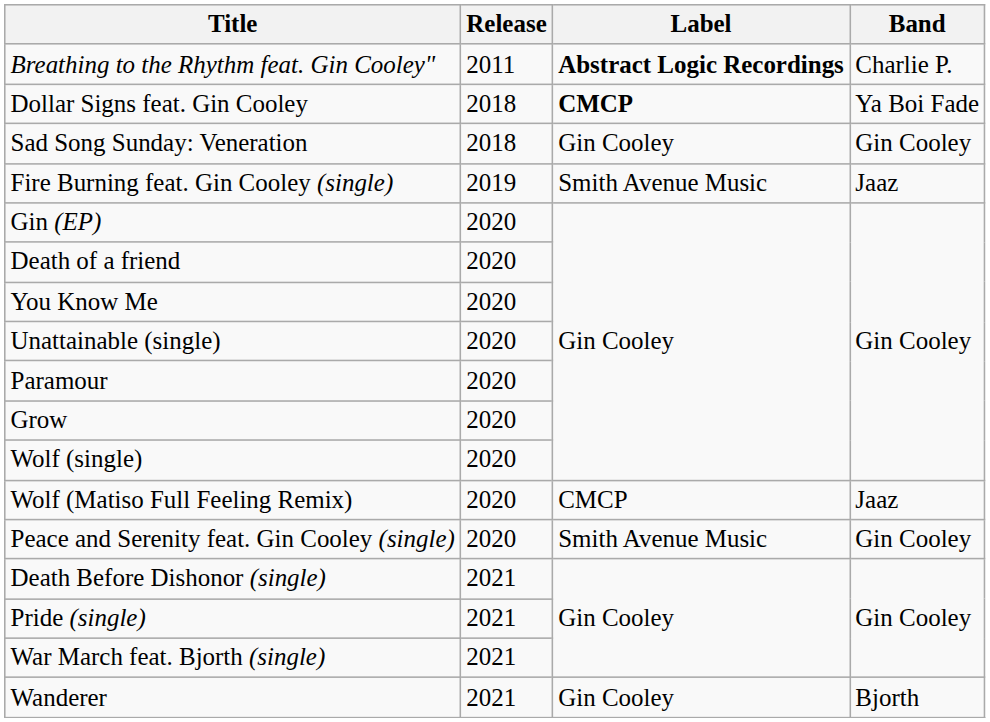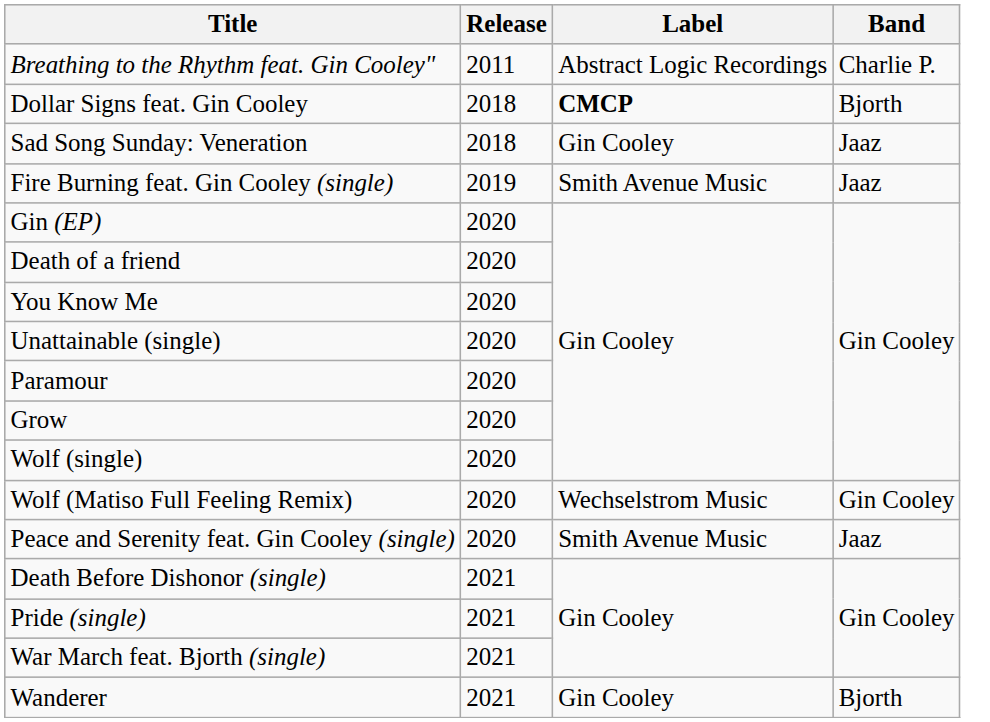(701, 63) bold -> (693, 63) normal
(917, 103) Ya Boi Fade -> (871, 103) Bjorth
(913, 143) Gin Cooley -> (860, 143) Jaaz
(593, 499) CMCP -> (663, 499) Wechselstrom Music
(877, 499) Jaaz -> (897, 499) Gin Cooley
(913, 538) Gin Cooley -> (860, 538) Jaaz
